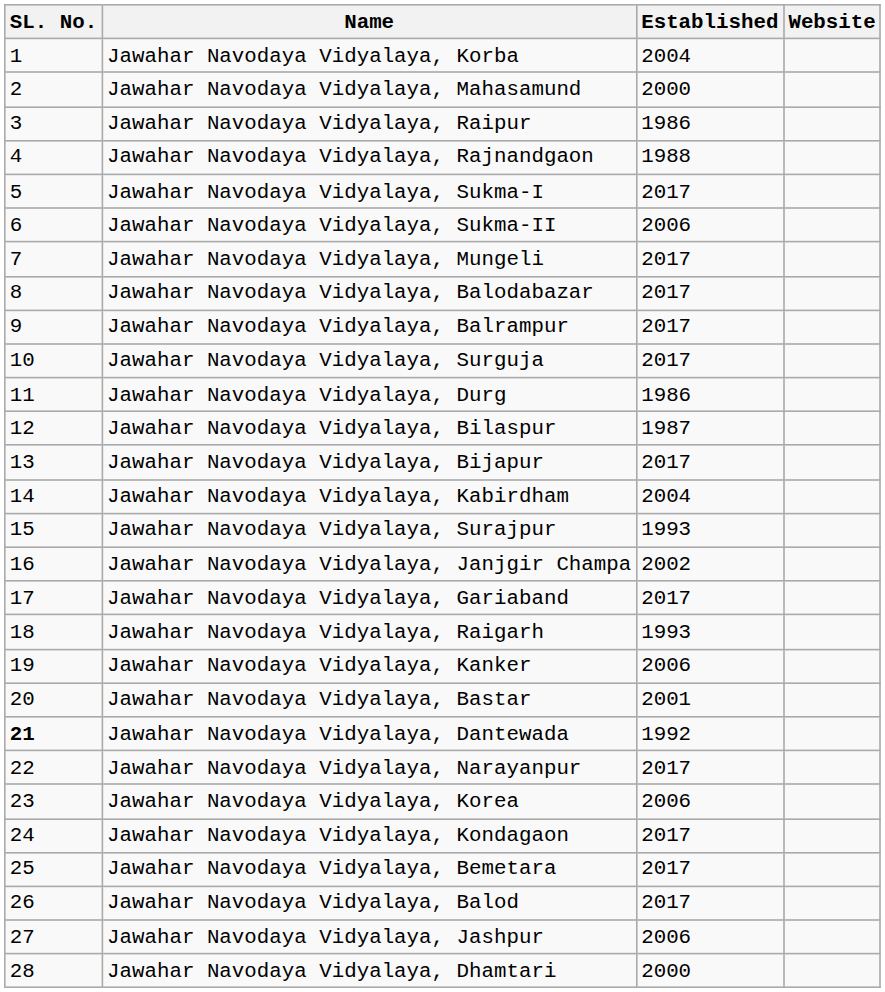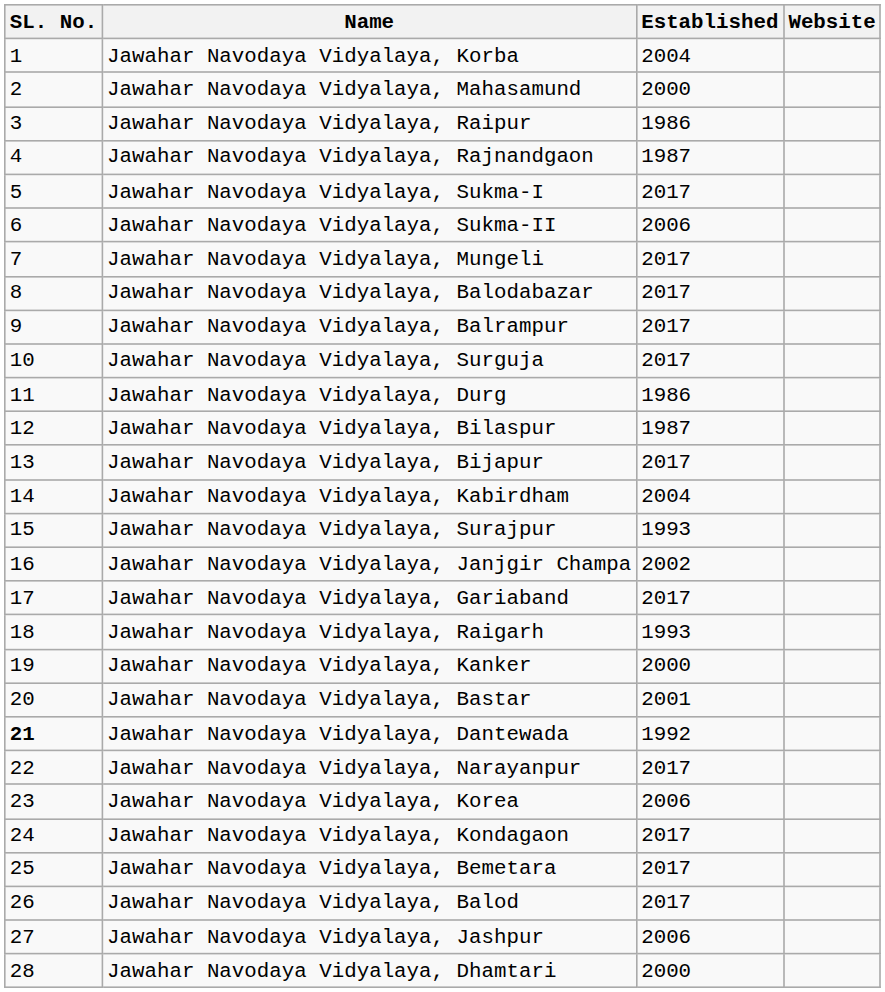(666, 157) 1988 -> (666, 157) 1987
(666, 666) 2006 -> (666, 666) 2000
